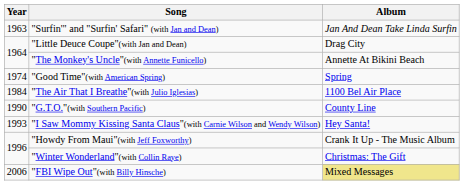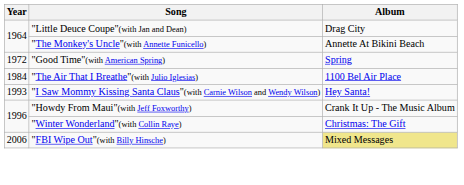- row: (125, 28)
(17, 76) 1974 -> (17, 60) 1972
- row: (89, 108)
